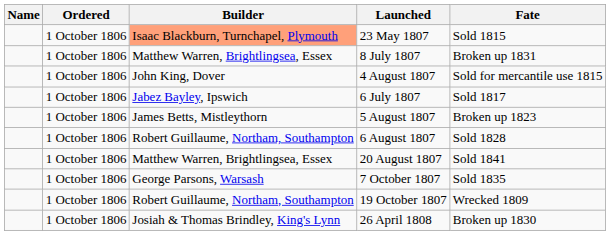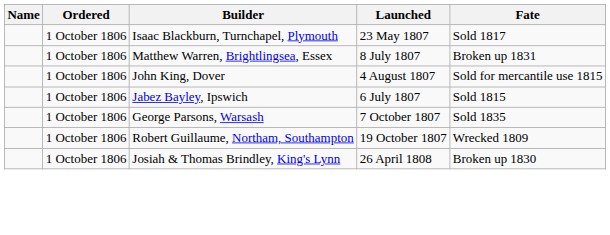(235, 35) lightsalmon background -> (235, 35) no background
(479, 35) Sold 1815 -> (479, 35) Sold 1817
(479, 96) Sold 1817 -> (479, 96) Sold 1815
- row: (398, 117)
- row: (398, 138)
- row: (401, 158)
